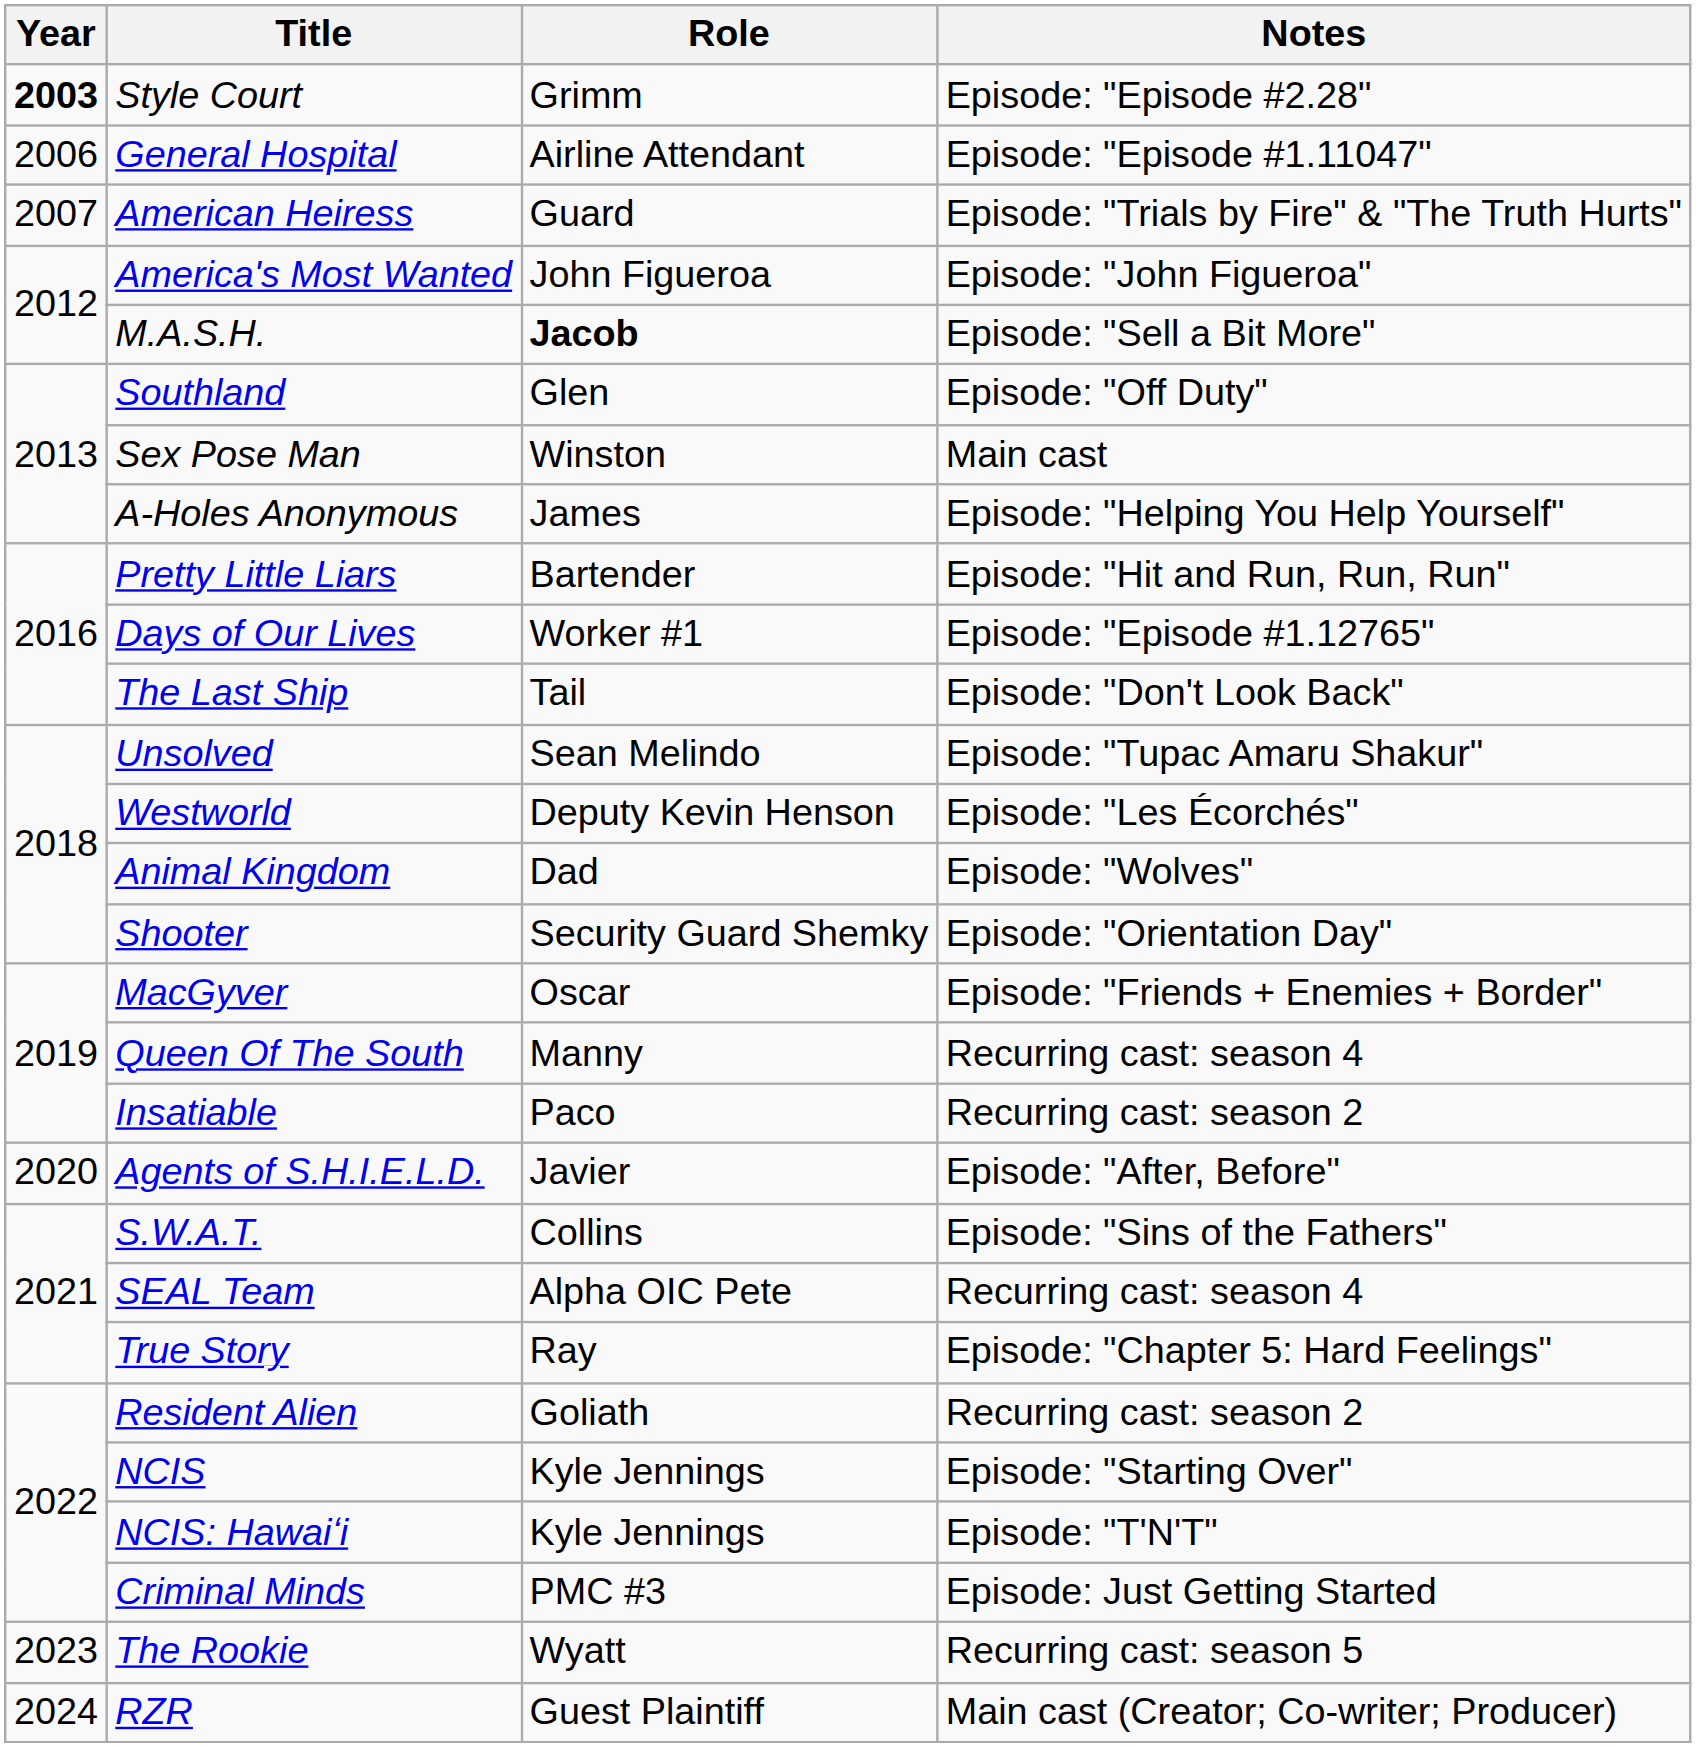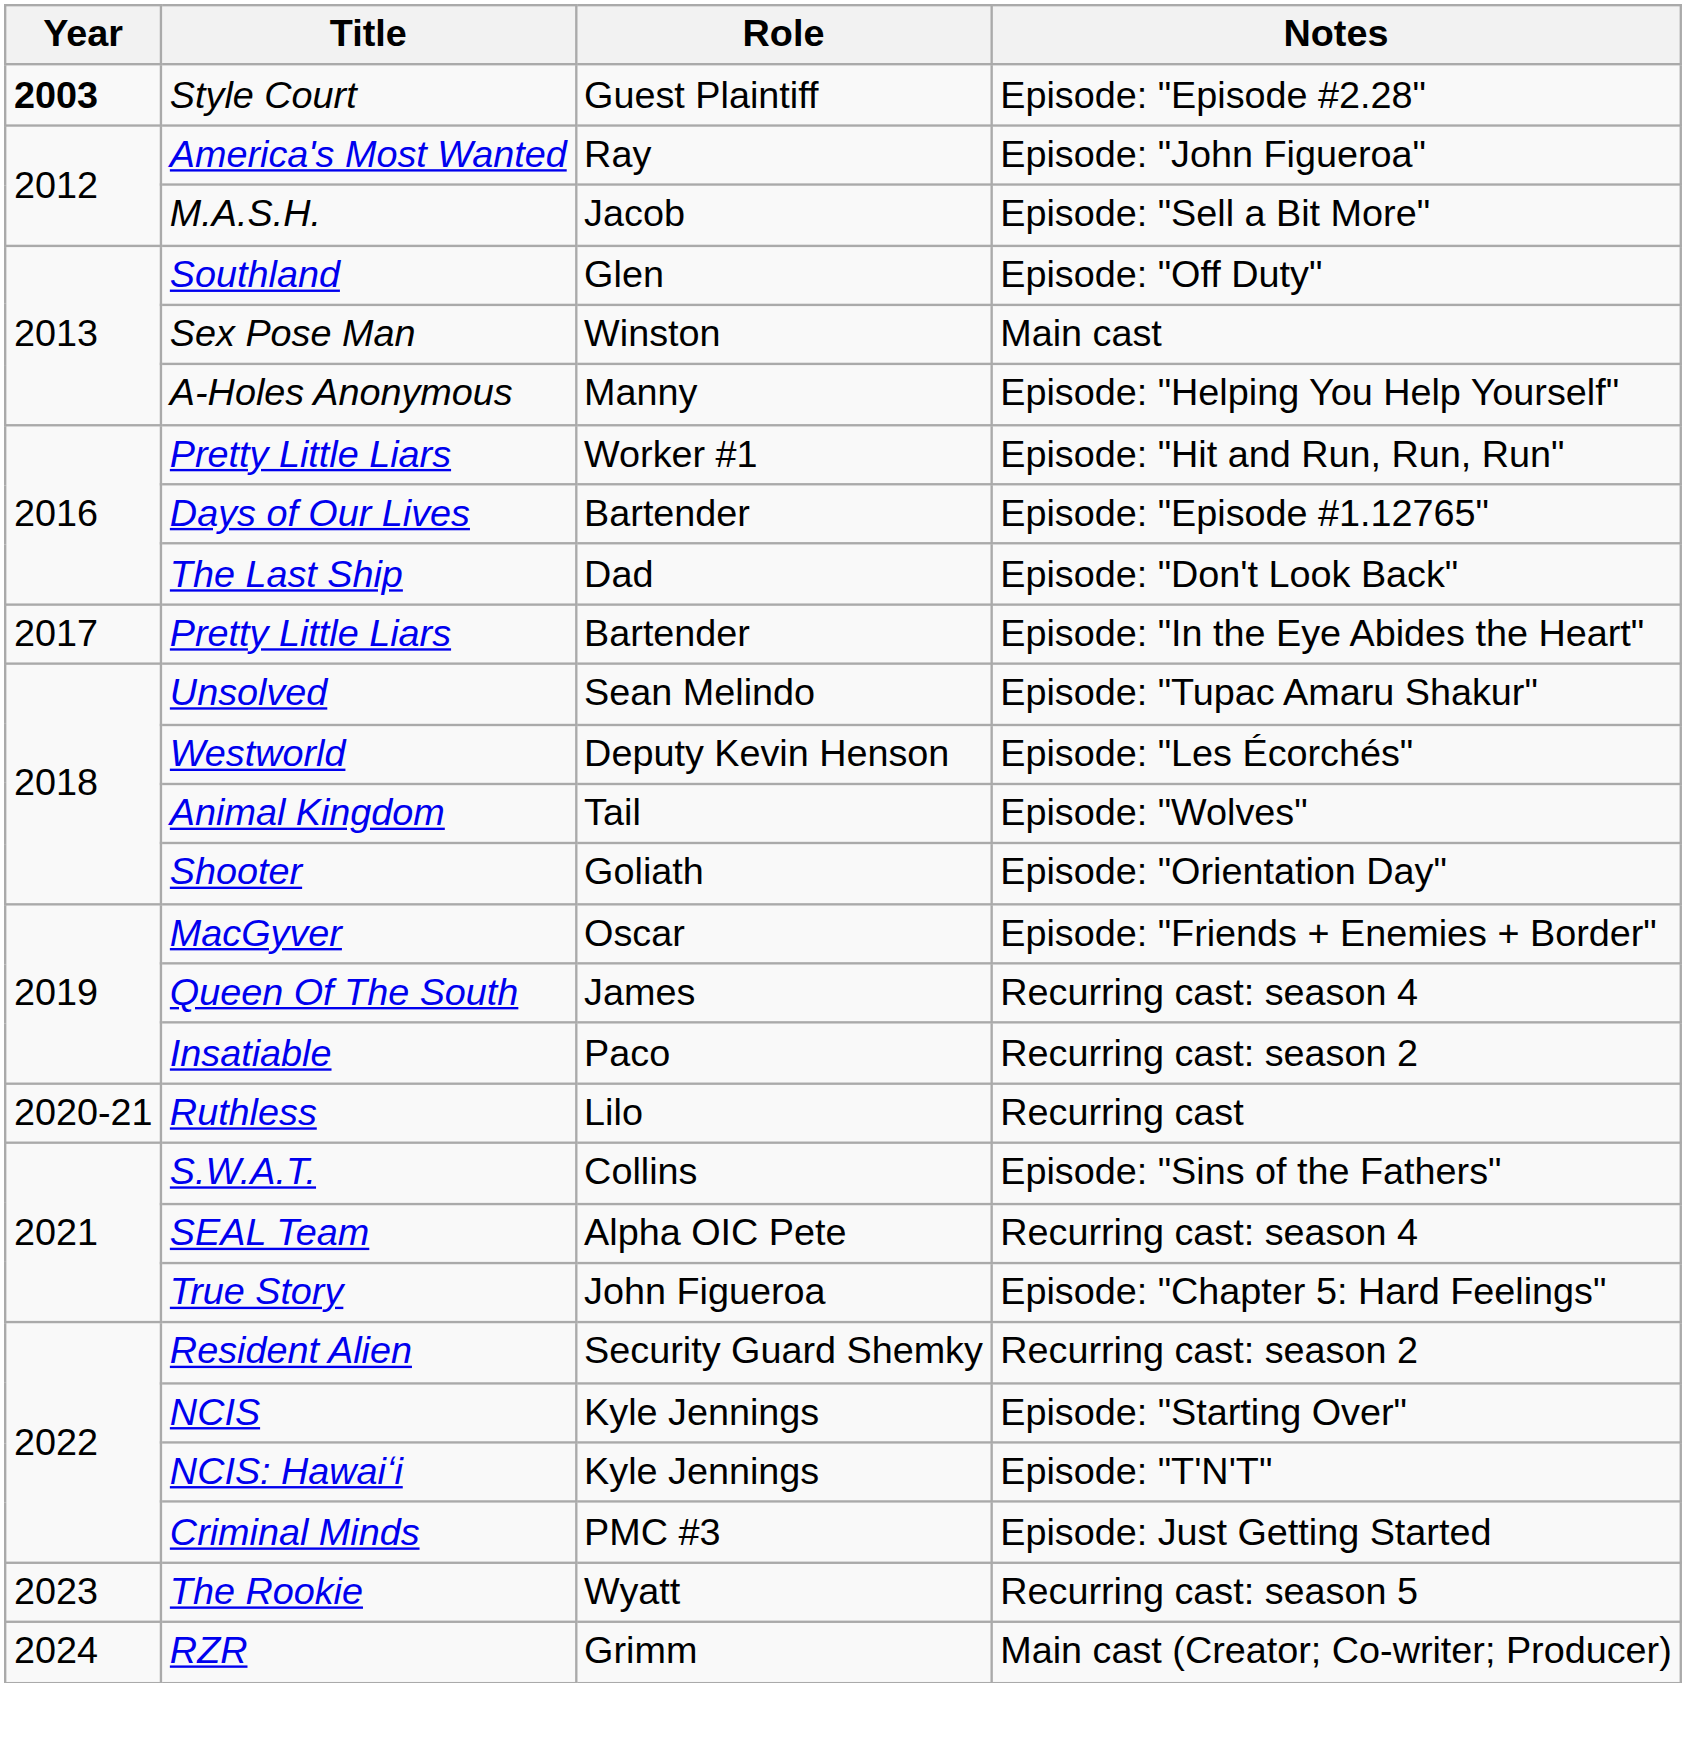(586, 94) Grimm -> (701, 94) Guest Plaintiff
- row: (256, 154)
- row: (264, 214)
(650, 273) John Figueroa -> (618, 154) Ray
(584, 333) bold -> (635, 214) normal
(585, 513) James -> (641, 393) Manny
(612, 573) Bartender -> (671, 453) Worker #1
(616, 633) Worker #1 -> (667, 513) Bartender
(558, 693) Tail -> (619, 573) Dad
+ row: (310, 633)
(564, 872) Dad -> (612, 812) Tail
(729, 932) Security Guard Shemky -> (644, 872) Goliath
(586, 1052) Manny -> (640, 992) James
- row: (300, 1172)
+ row: (243, 1112)
(563, 1351) Ray -> (705, 1292) John Figueroa
(589, 1411) Goliath -> (783, 1351) Security Guard Shemky
(647, 1711) Guest Plaintiff -> (641, 1651) Grimm
